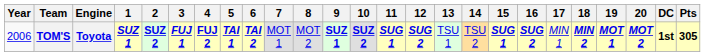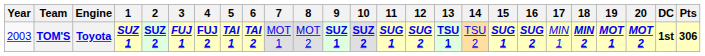(19, 37) 2006 -> (19, 37) 2003
(448, 37) normal -> (448, 37) bold
(688, 37) 305 -> (688, 37) 306
